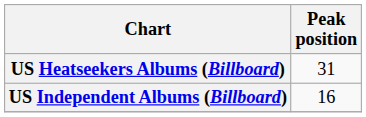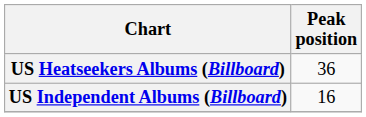(326, 68) 31 -> (326, 68) 36
